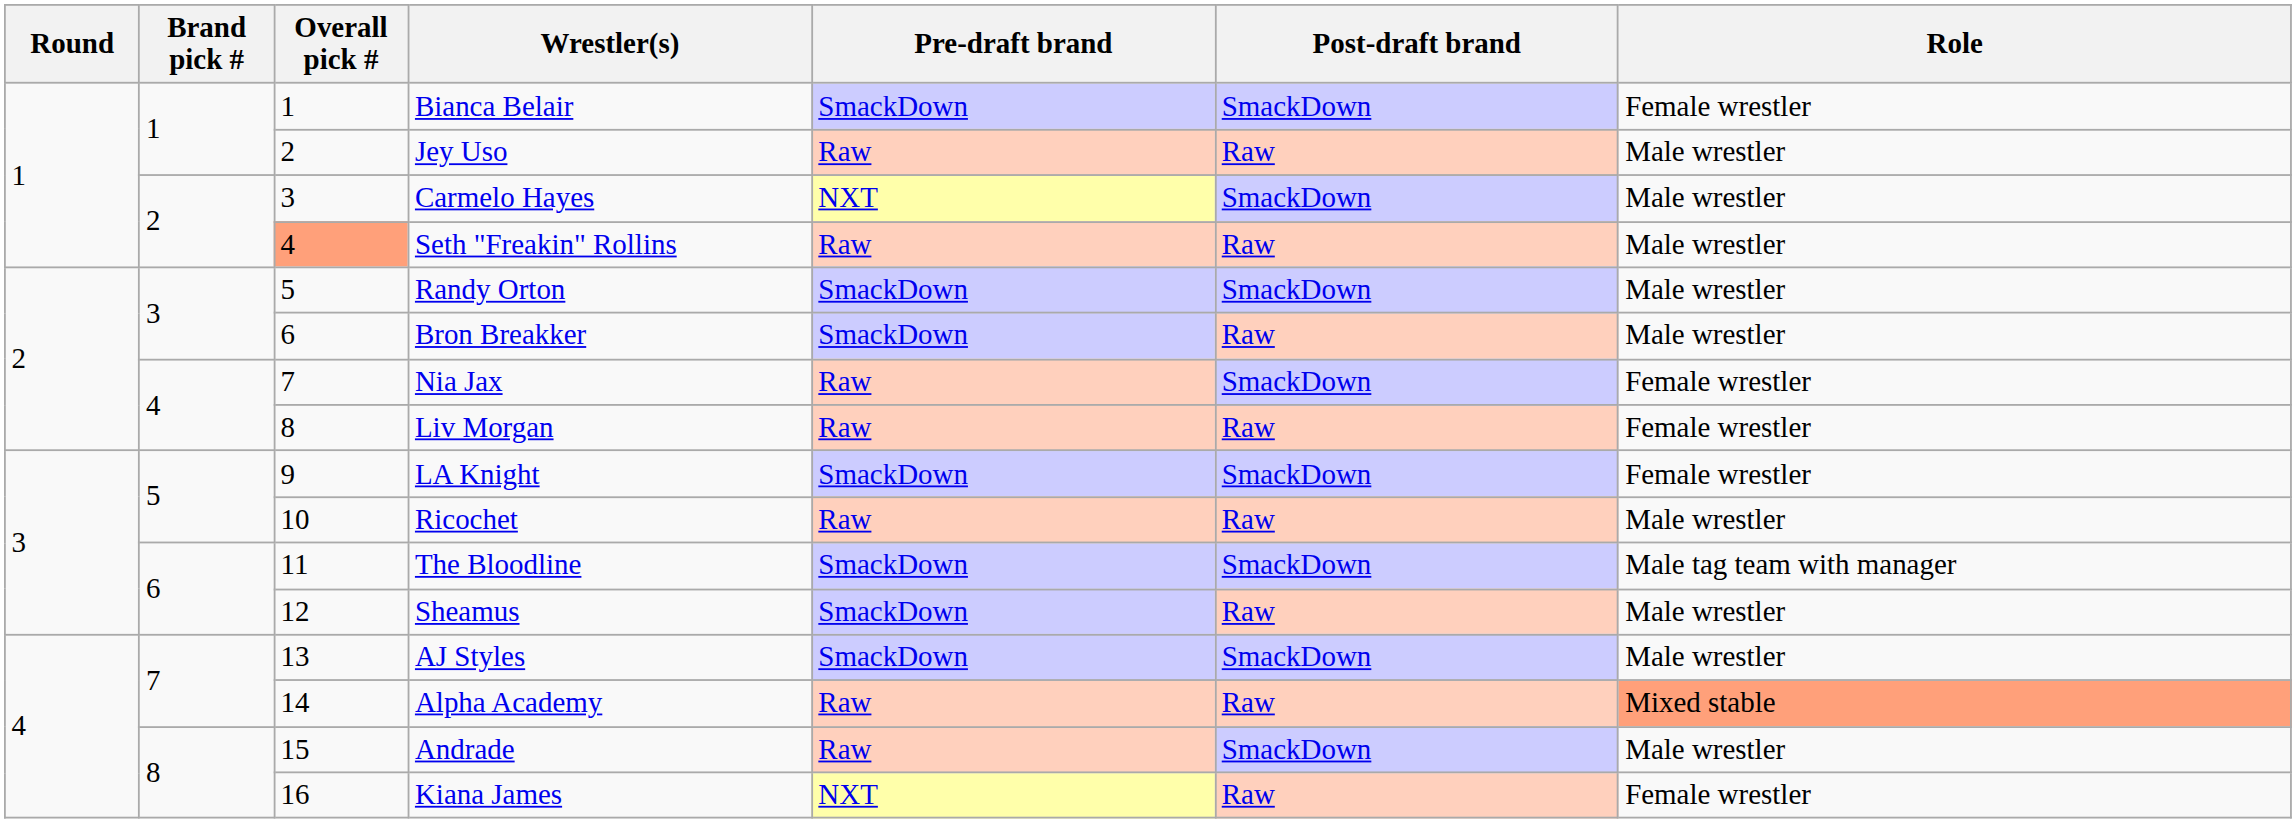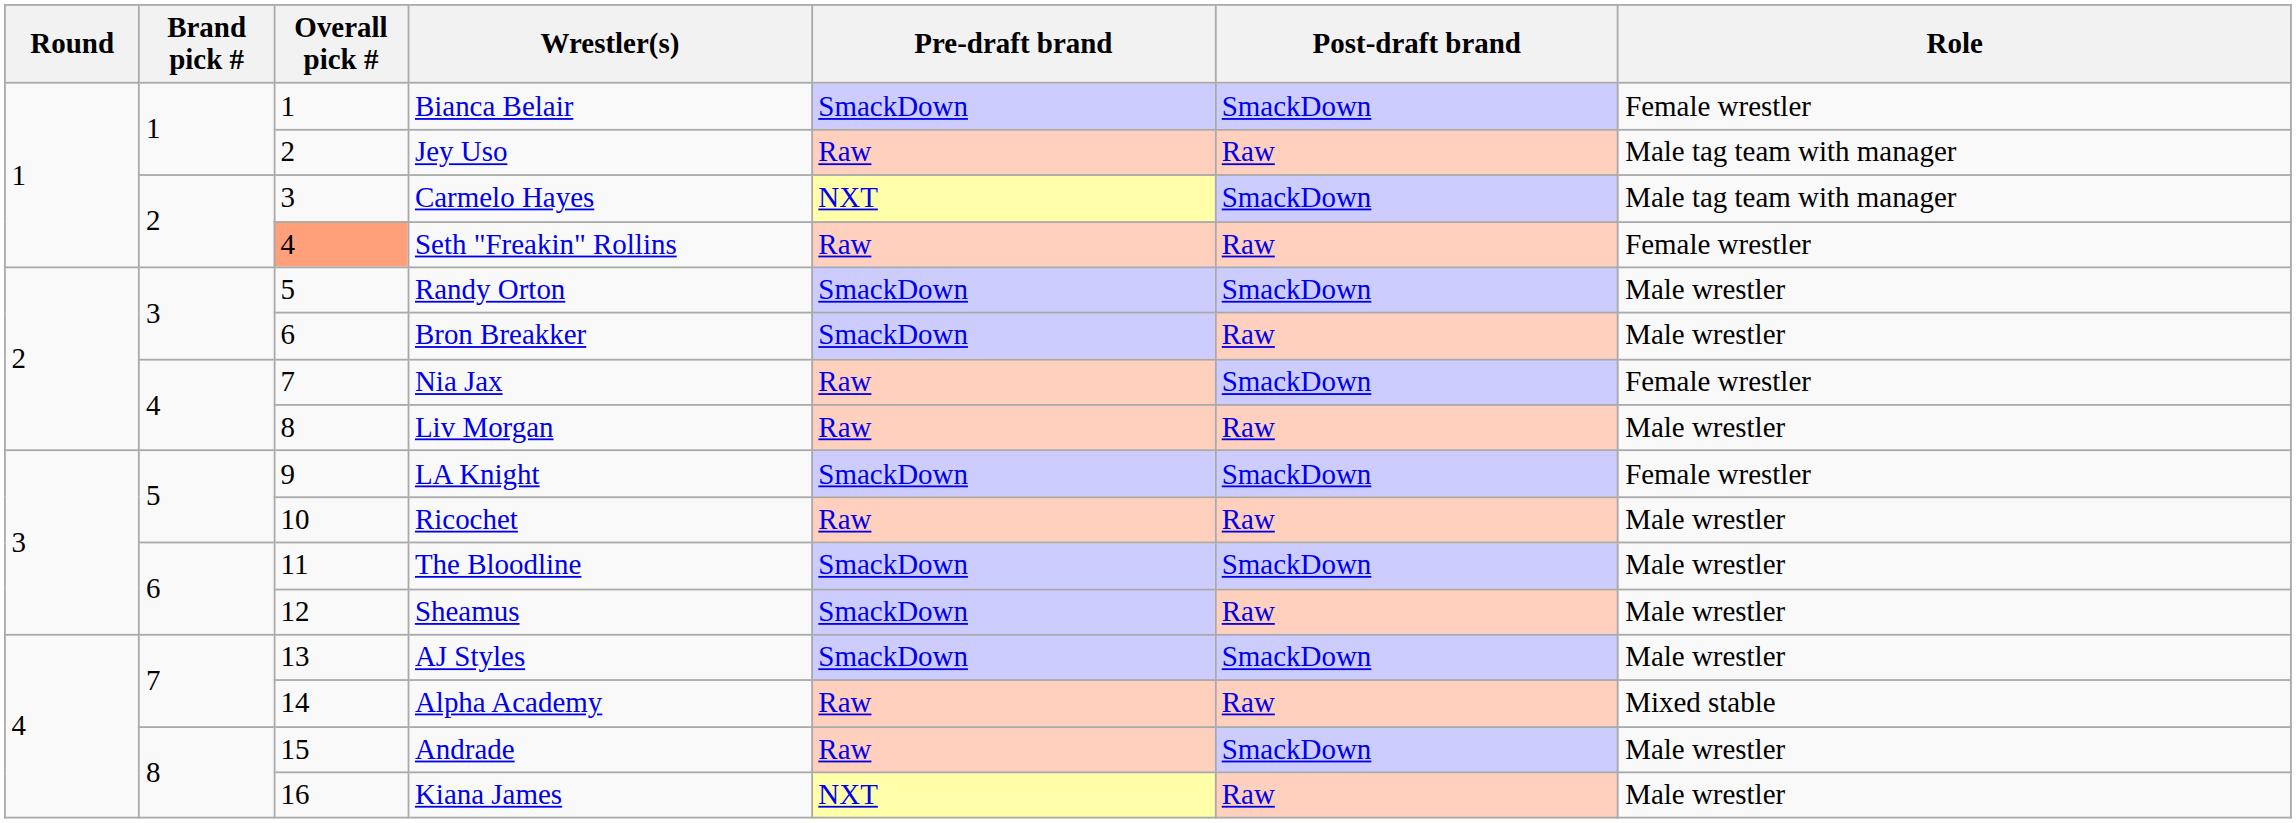(1705, 151) Male wrestler -> (1791, 151) Male tag team with manager
(1705, 197) Male wrestler -> (1791, 197) Male tag team with manager
(1705, 243) Male wrestler -> (1718, 243) Female wrestler
(1718, 427) Female wrestler -> (1705, 427) Male wrestler
(1791, 565) Male tag team with manager -> (1705, 565) Male wrestler
(1700, 703) lightsalmon background -> (1700, 703) no background
(1718, 794) Female wrestler -> (1705, 794) Male wrestler
